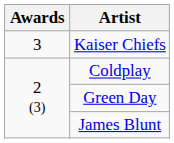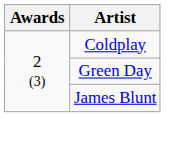- row: (120, 44)
